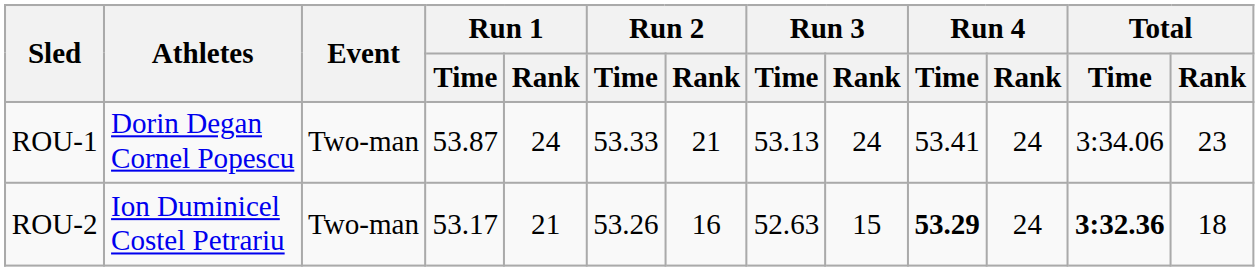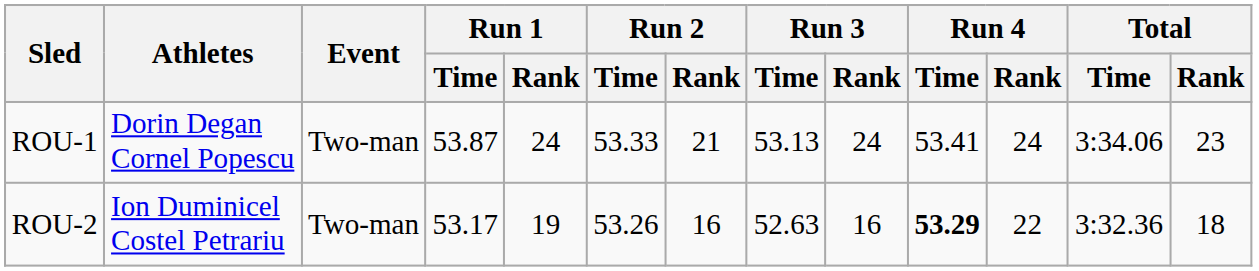(546, 224) 21 -> (546, 224) 19
(867, 224) 15 -> (867, 224) 16
(1027, 224) 24 -> (1027, 224) 22
(1120, 224) bold -> (1119, 224) normal
